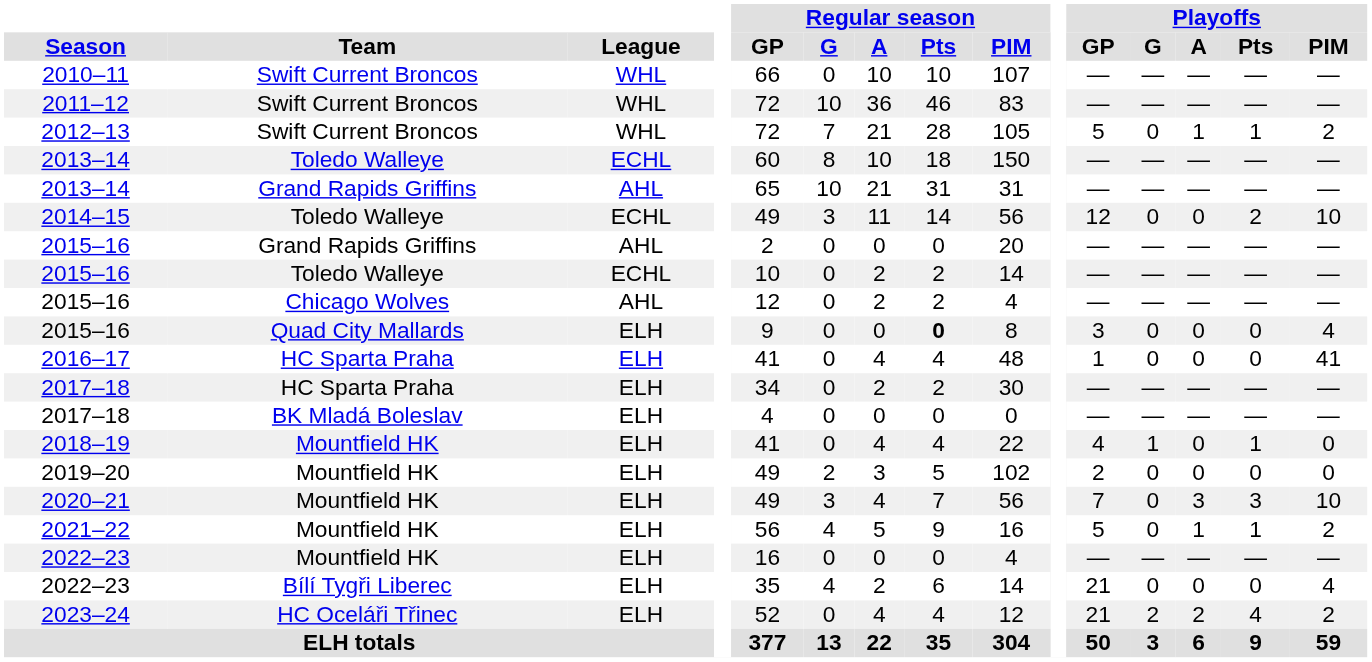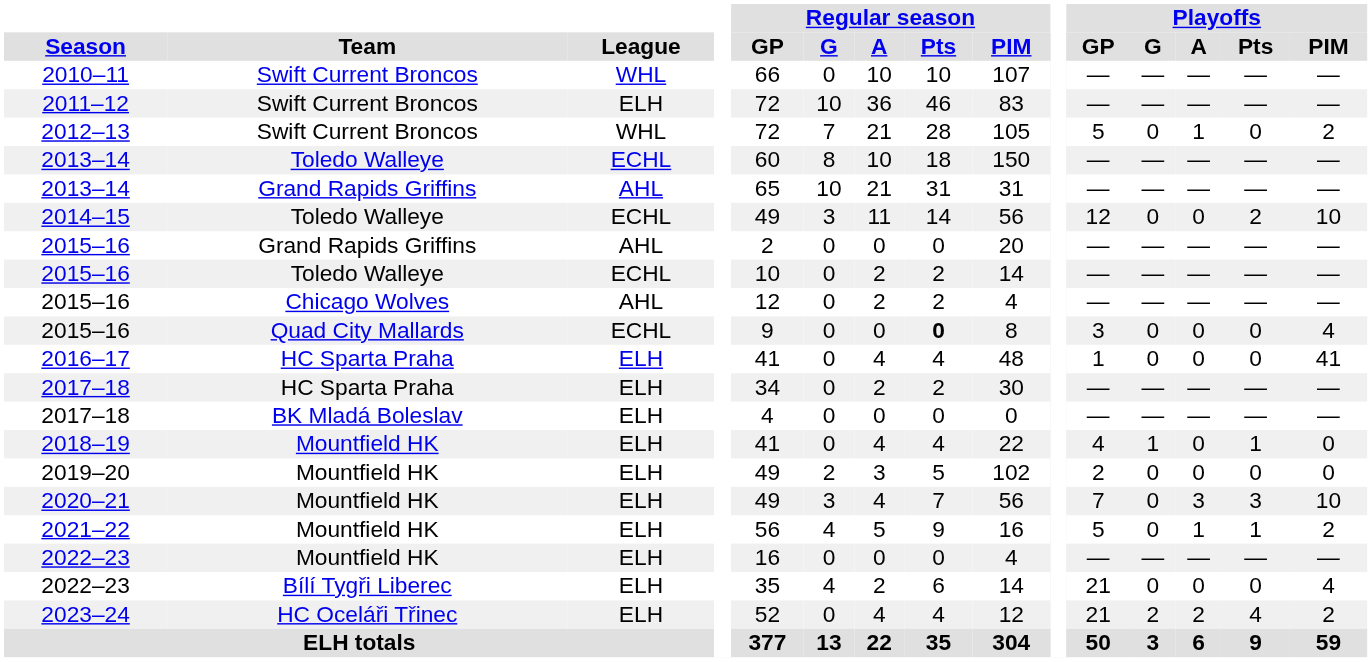(641, 103) WHL -> (641, 103) ELH
(1256, 131) 1 -> (1256, 131) 0
(641, 330) ELH -> (641, 330) ECHL
